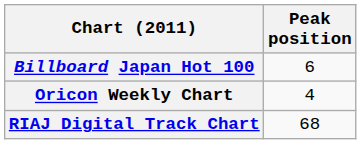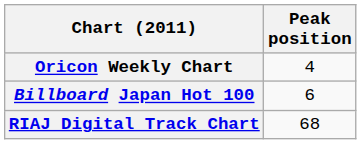rows swapped: (134, 67) <-> (134, 96)
